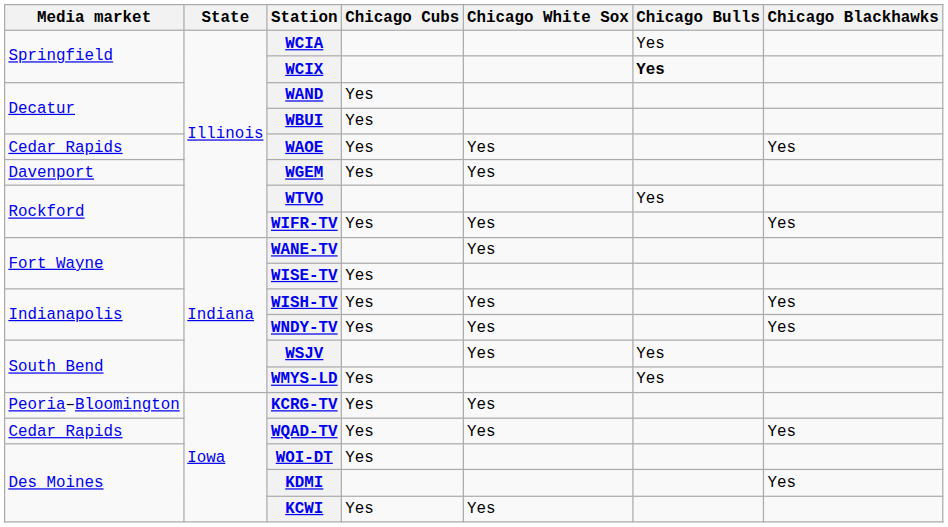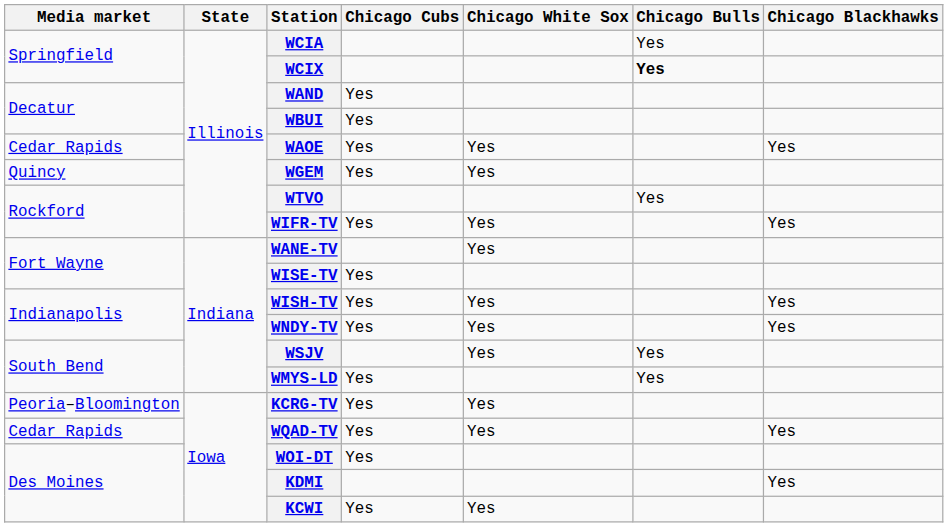(51, 173) Davenport -> (37, 173) Quincy
